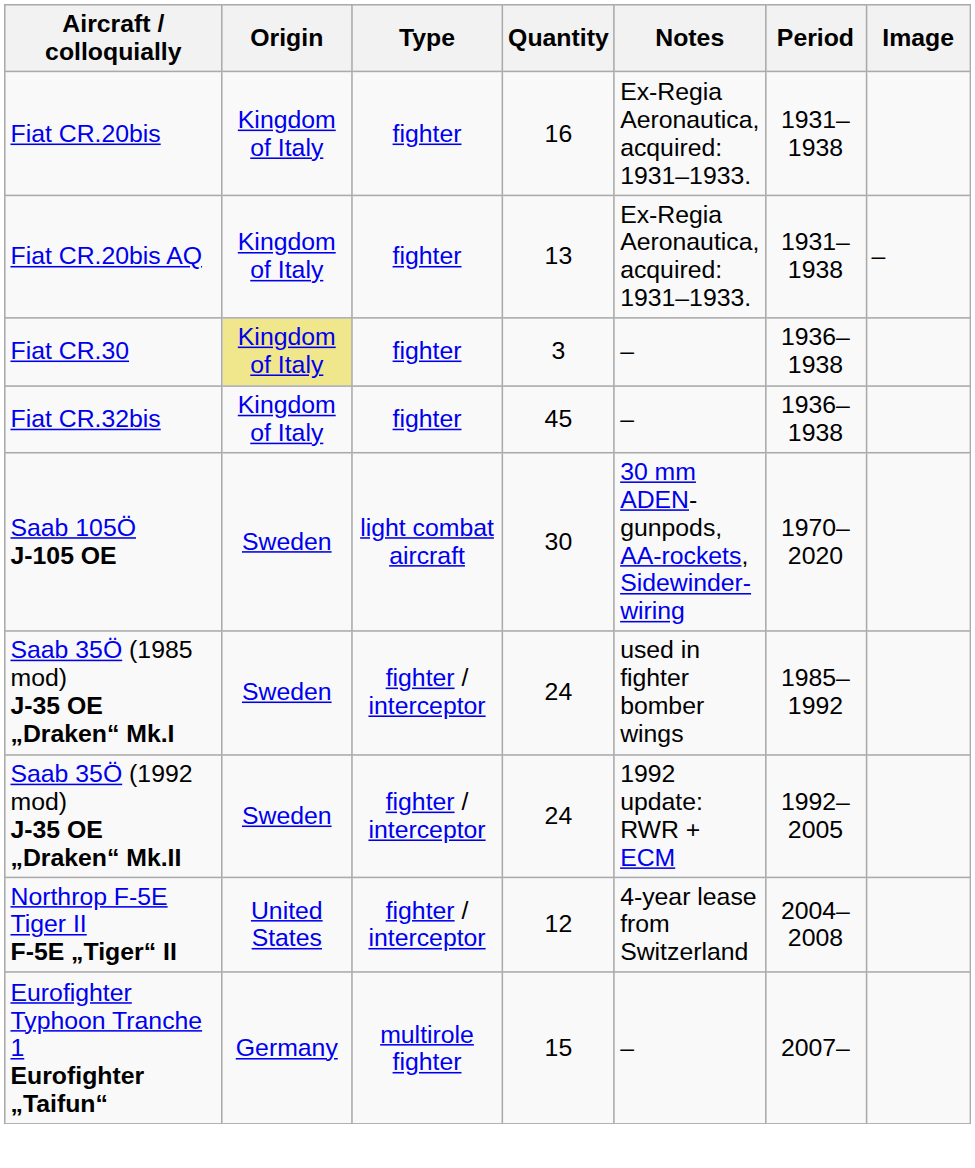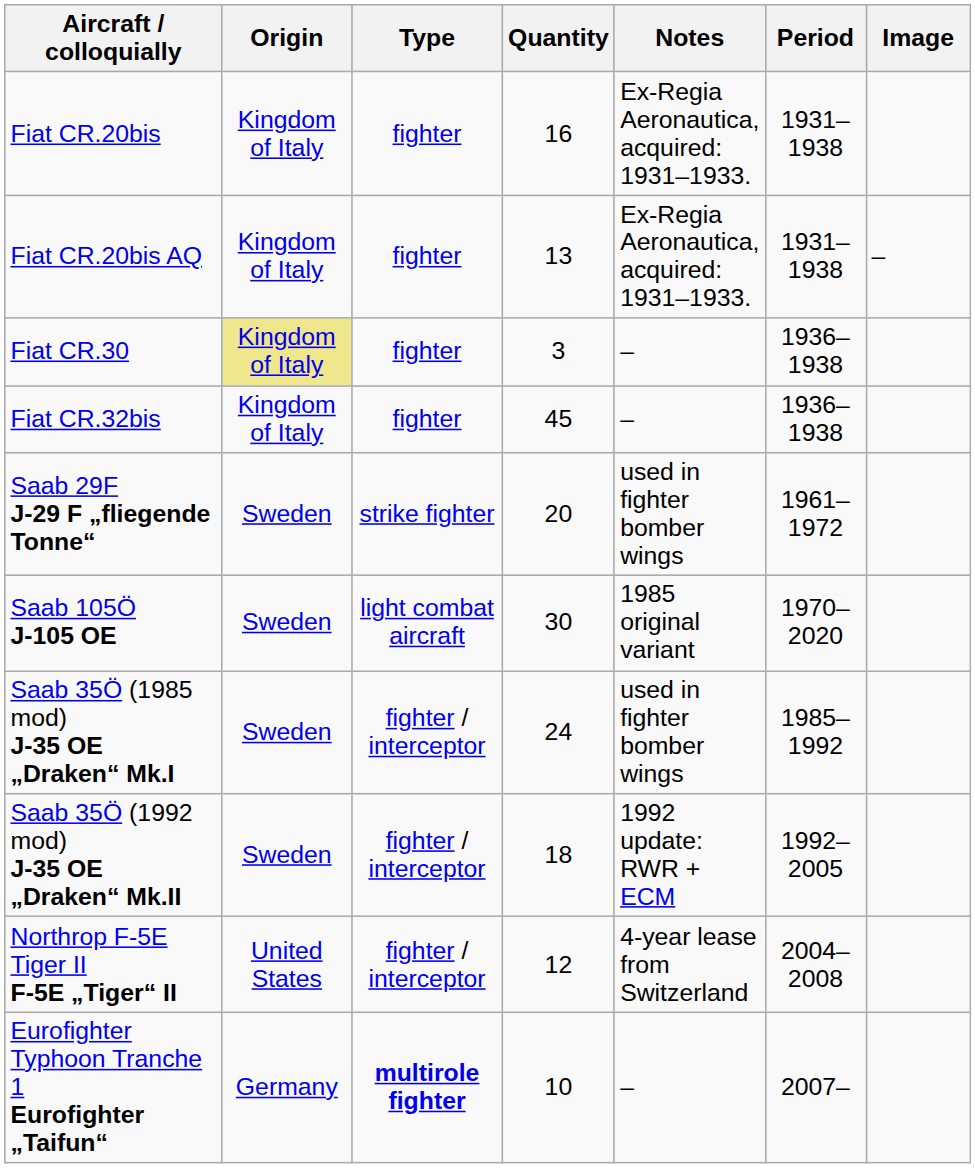+ row: (110, 513)
(686, 541) 30 mm ADEN-gunpods, AA-rockets, Sidewinder-wiring -> (660, 622) 1985 original variant
(558, 815) 24 -> (558, 854) 18
(427, 1047) normal -> (427, 1087) bold
(558, 1047) 15 -> (558, 1087) 10
